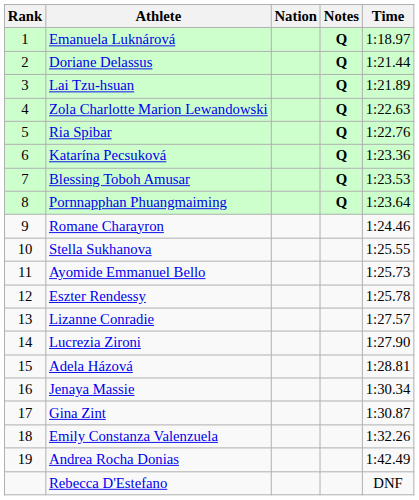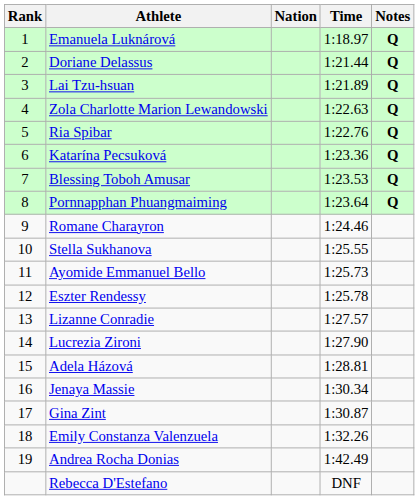columns swapped: (388, 16) <-> (341, 16)
